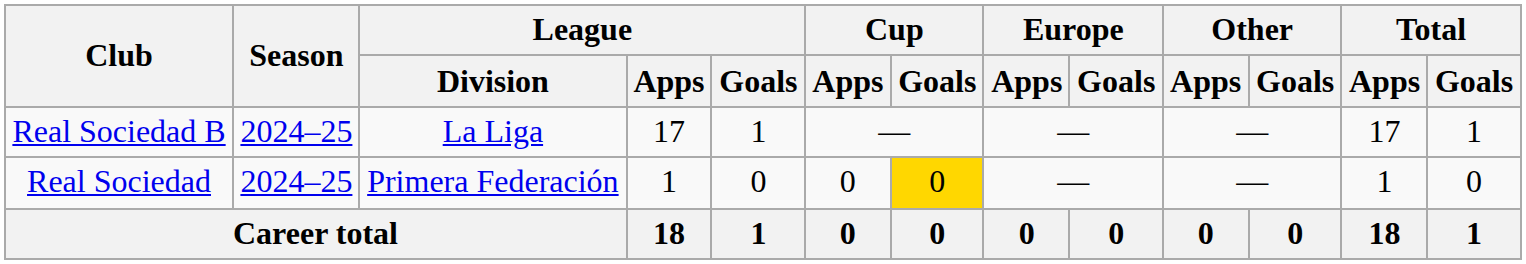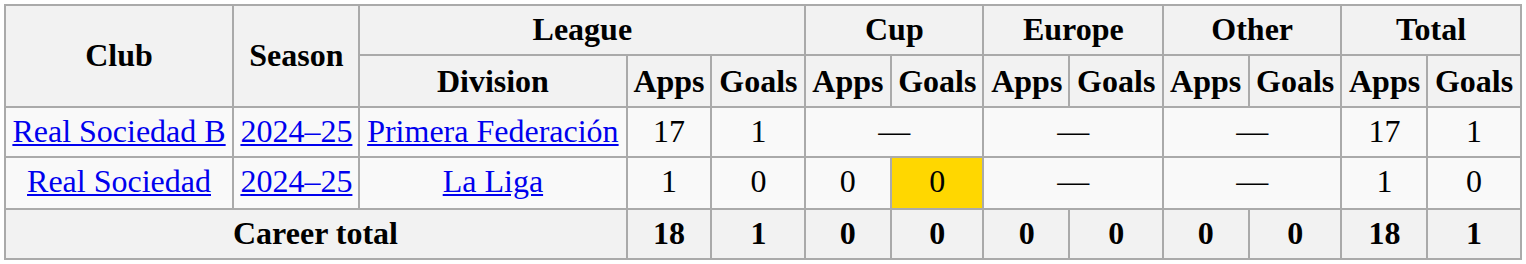(493, 131) La Liga -> (493, 131) Primera Federación
(493, 182) Primera Federación -> (493, 182) La Liga
